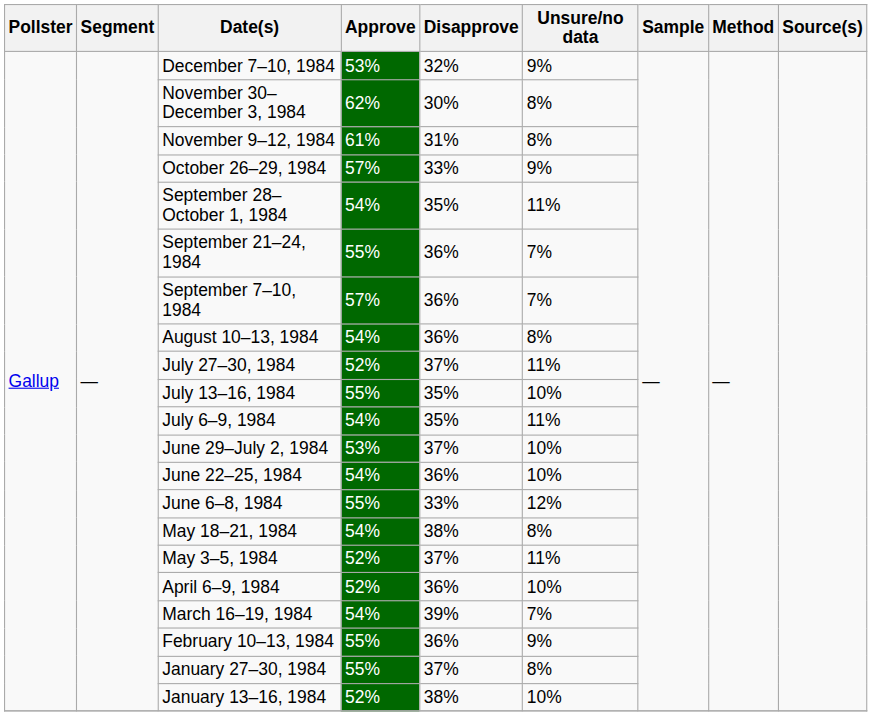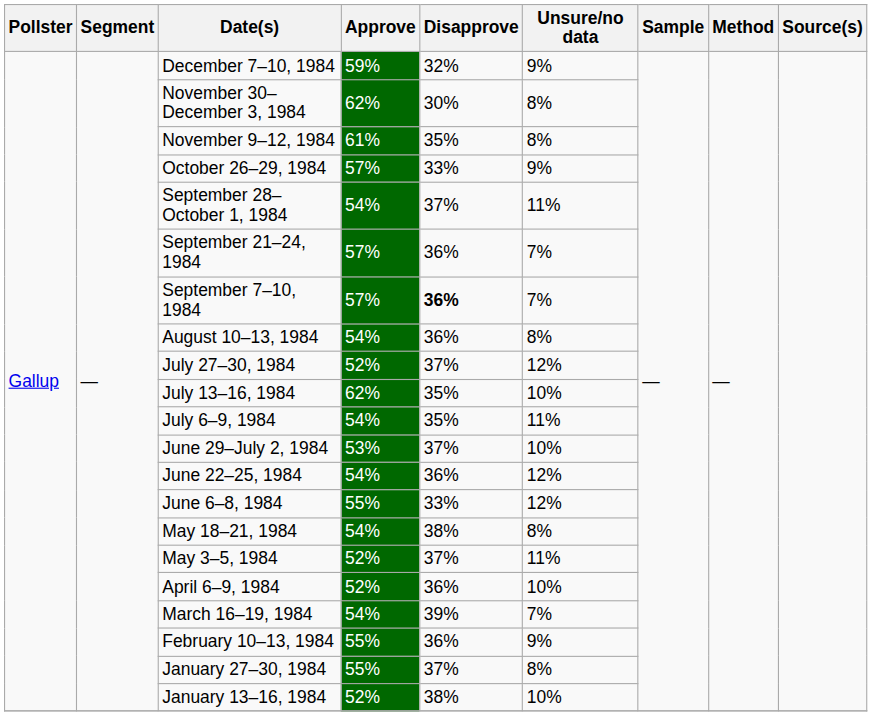(362, 65) 53% -> (362, 65) 59%
(441, 140) 31% -> (441, 140) 35%
(441, 205) 35% -> (441, 205) 37%
(362, 252) 55% -> (362, 252) 57%
(441, 300) normal -> (441, 300) bold
(544, 365) 11% -> (544, 365) 12%
(362, 393) 55% -> (362, 393) 62%
(544, 475) 10% -> (544, 475) 12%
